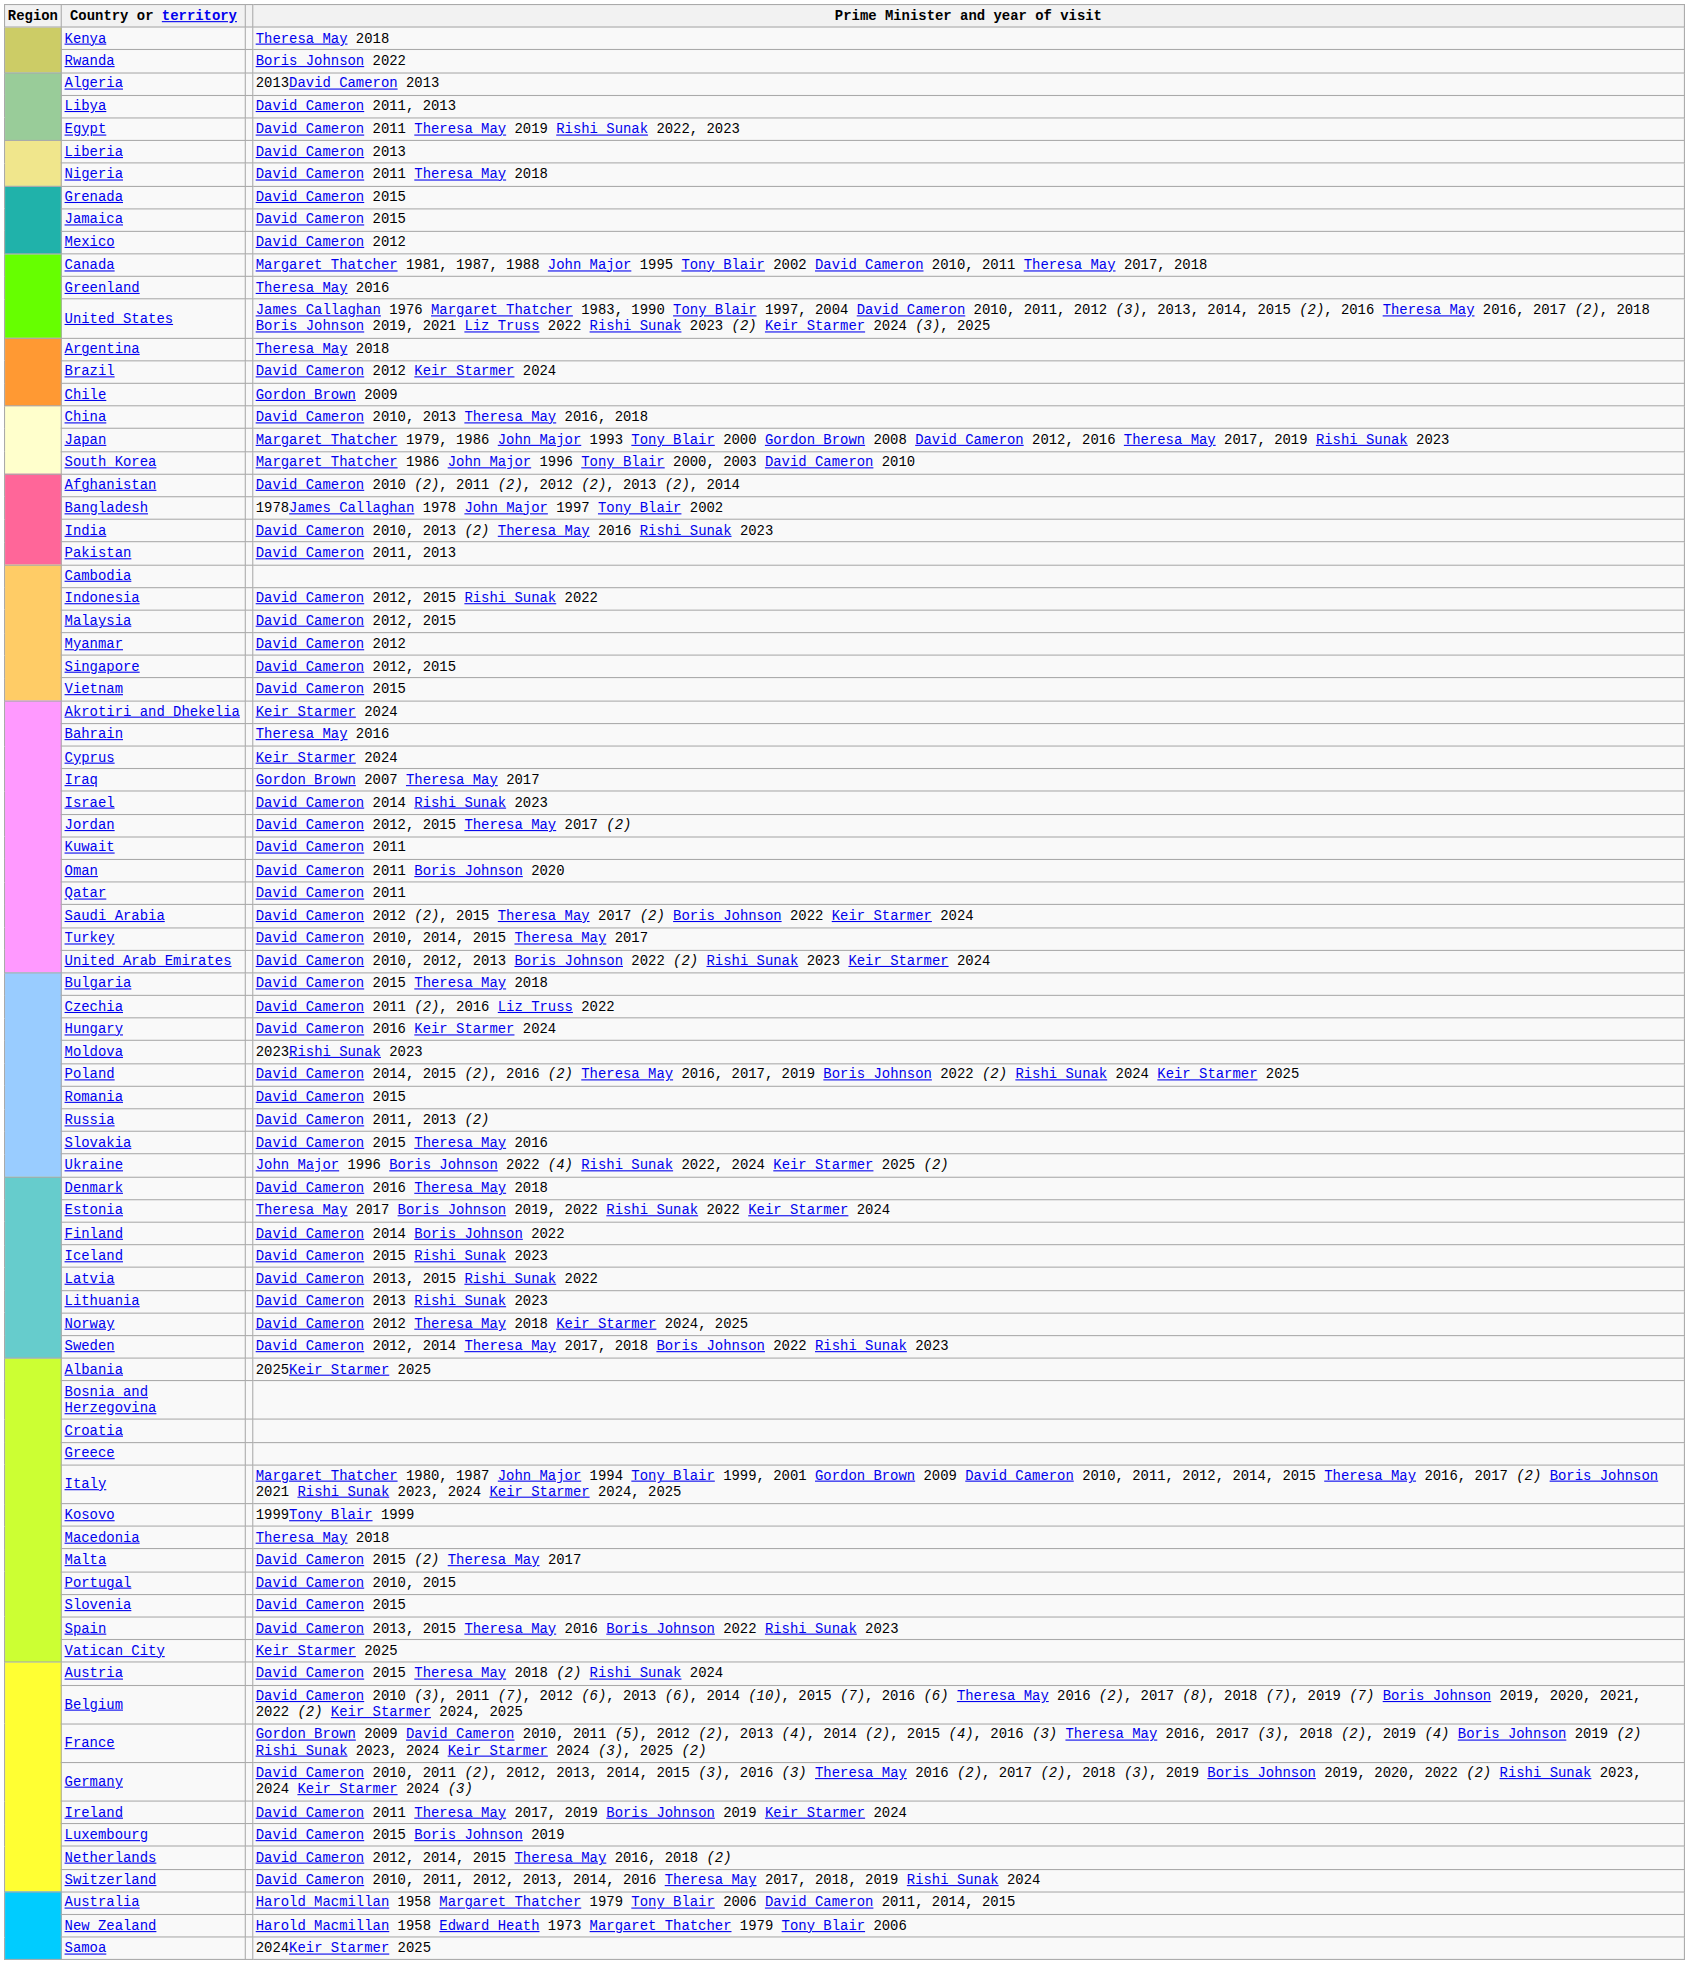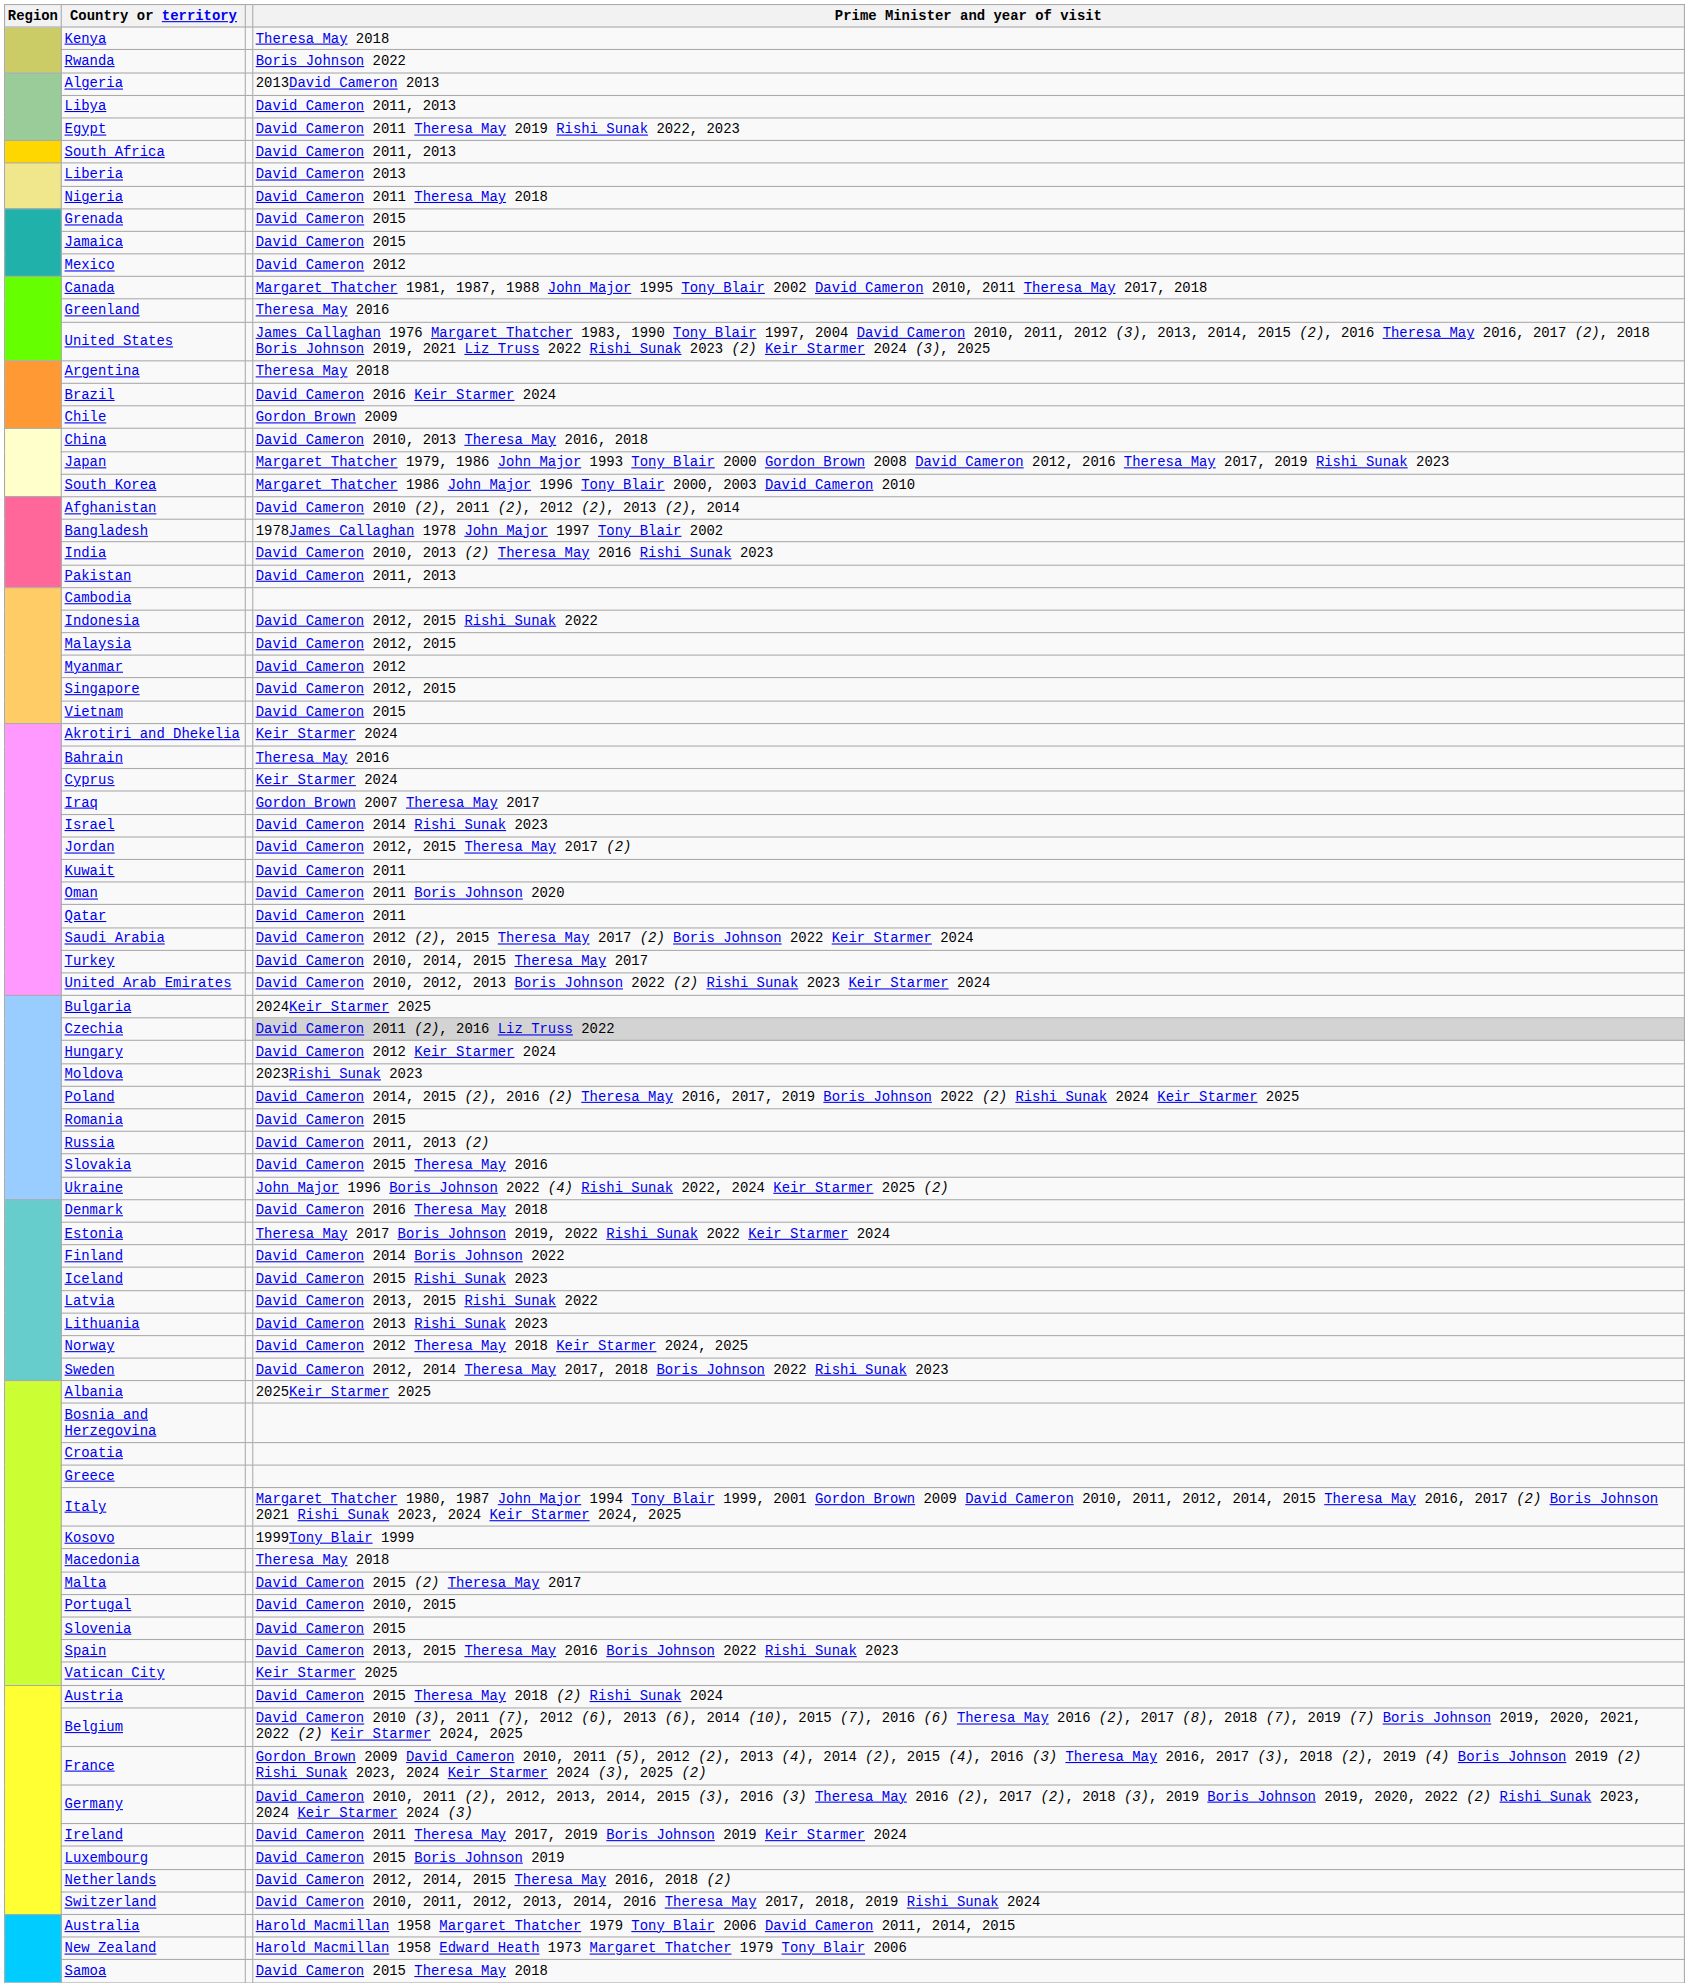+ row: (115, 152)
(406, 372) David Cameron 2012 Keir Starmer 2024 -> (406, 395) David Cameron 2016 Keir Starmer 2024
(402, 984) David Cameron 2015 Theresa May 2018 -> (343, 1007) 2024Keir Starmer 2025
(435, 1007) no background -> (435, 1029) lightgrey background
(406, 1029) David Cameron 2016 Keir Starmer 2024 -> (406, 1052) David Cameron 2012 Keir Starmer 2024
(343, 1948) 2024Keir Starmer 2025 -> (402, 1971) David Cameron 2015 Theresa May 2018
